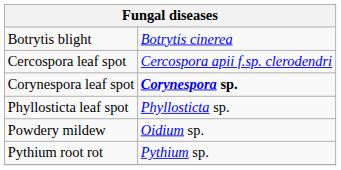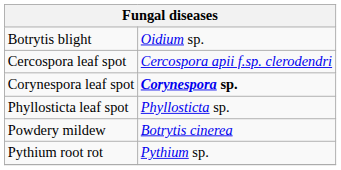(187, 38) Botrytis cinerea -> (172, 38) Oidium sp.
(172, 130) Oidium sp. -> (187, 130) Botrytis cinerea
